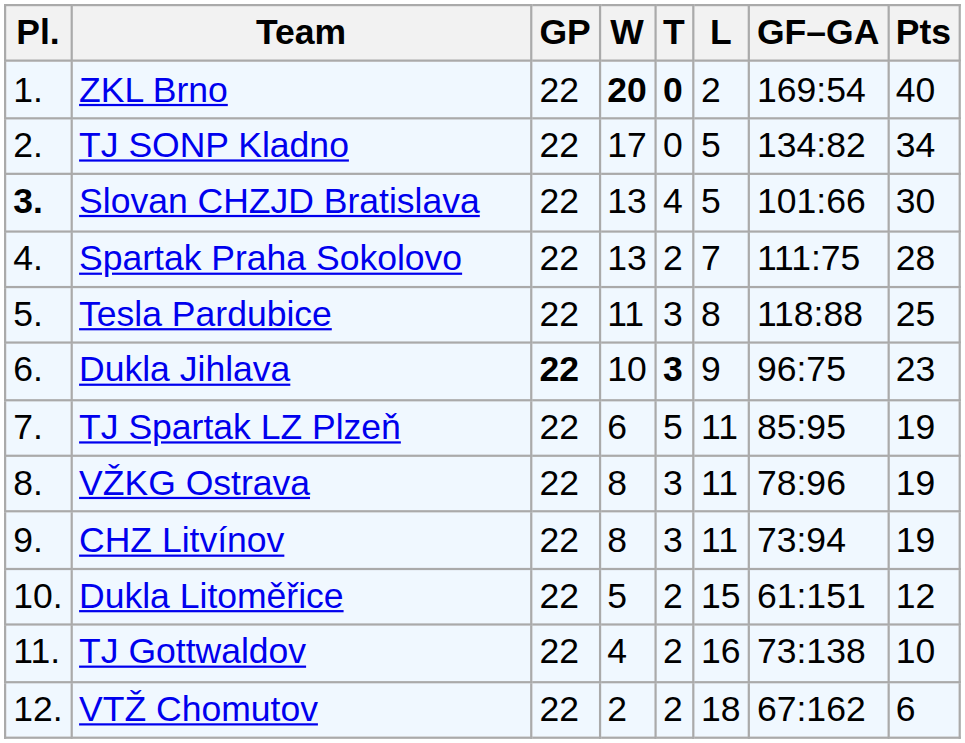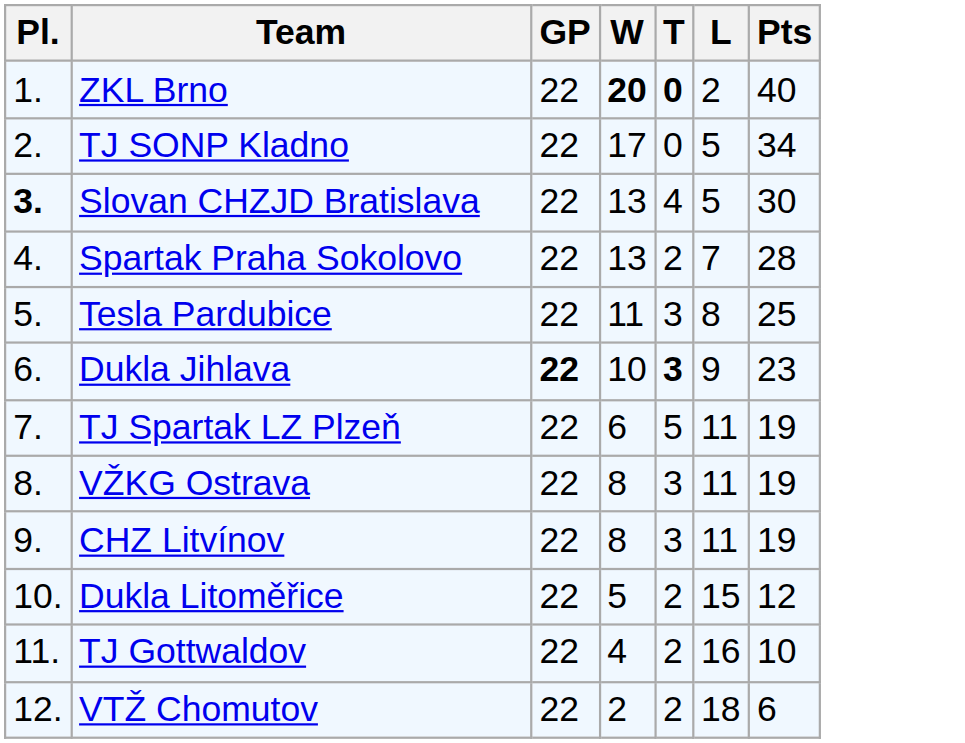- column: (818, 32)
